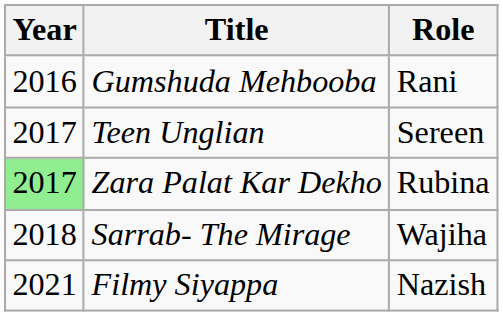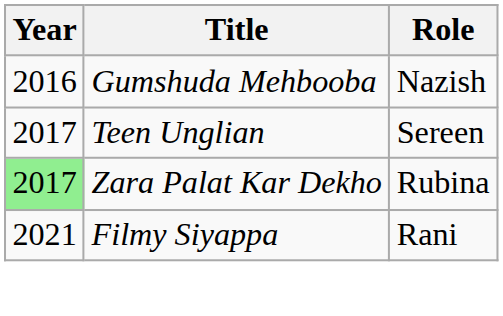(427, 81) Rani -> (441, 81) Nazish
- row: (221, 234)
(441, 285) Nazish -> (427, 234) Rani
